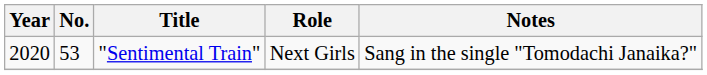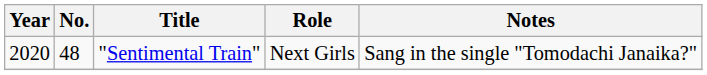(69, 52) 53 -> (69, 52) 48
